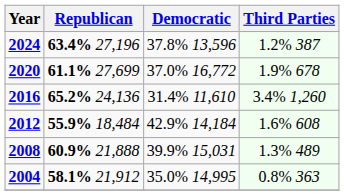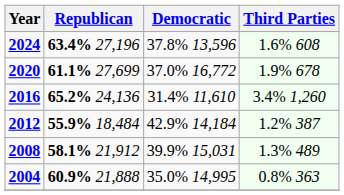(289, 44) 1.2% 387 -> (289, 44) 1.6% 608
(289, 123) 1.6% 608 -> (289, 123) 1.2% 387
(94, 150) 60.9% 21,888 -> (94, 150) 58.1% 21,912
(94, 176) 58.1% 21,912 -> (94, 176) 60.9% 21,888
